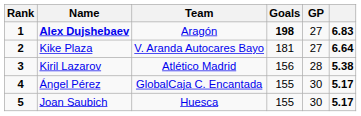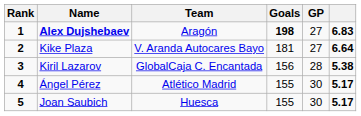(199, 66) Atlético Madrid -> (199, 66) GlobalCaja C. Encantada
(199, 84) GlobalCaja C. Encantada -> (199, 84) Atlético Madrid
